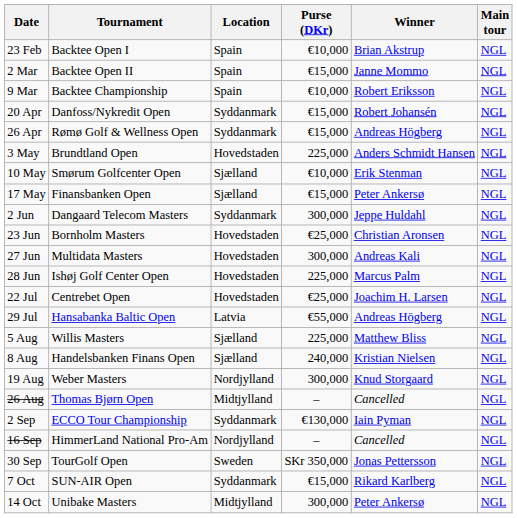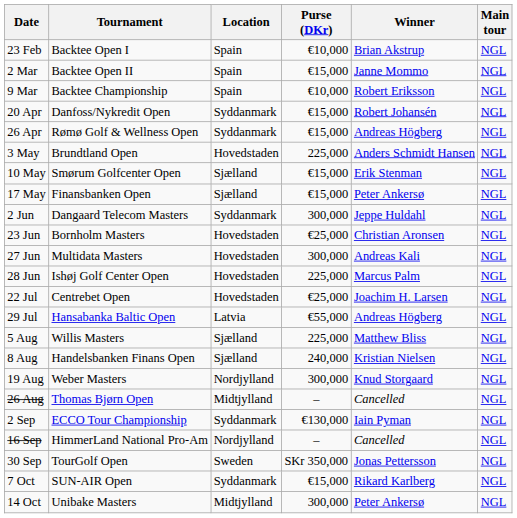(328, 173) €10,000 -> (328, 173) €15,000
